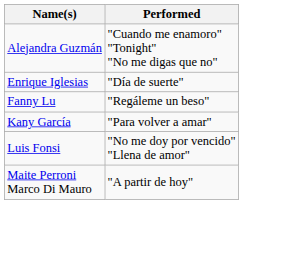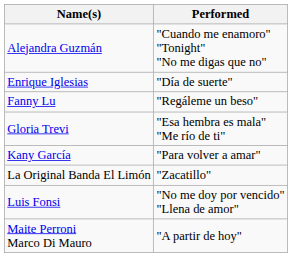+ row: (38, 128)
+ row: (79, 175)
